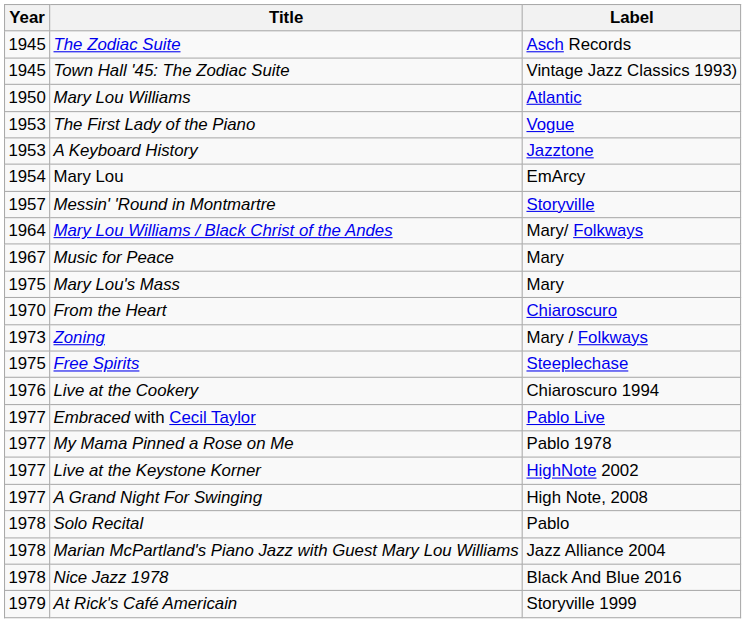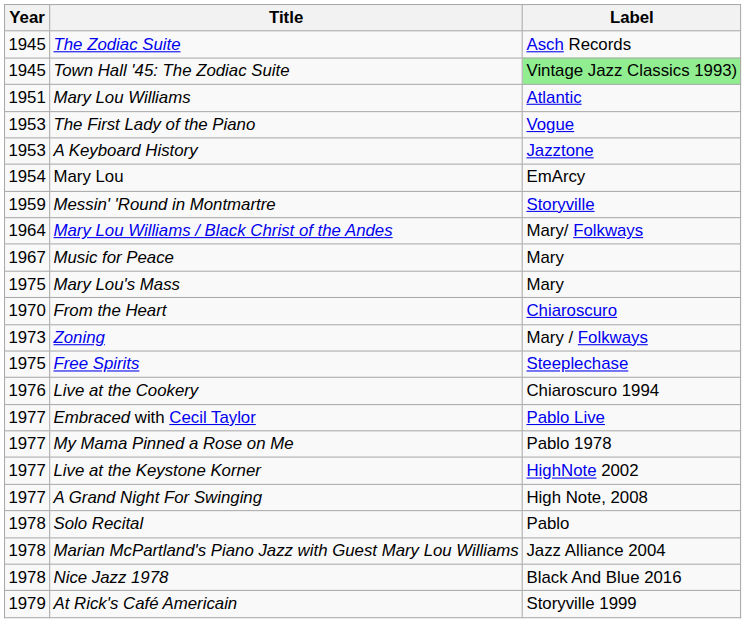(632, 71) no background -> (632, 71) lightgreen background
(27, 97) 1950 -> (27, 97) 1951
(27, 204) 1957 -> (27, 204) 1959
